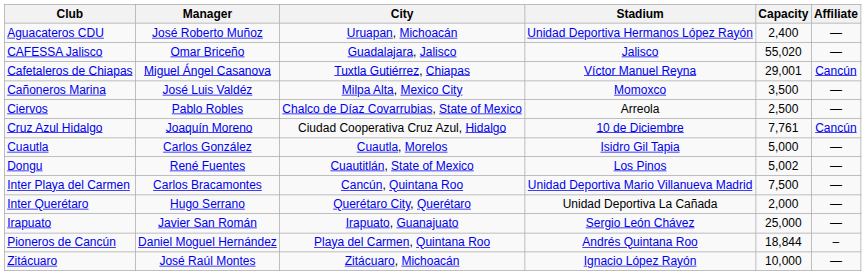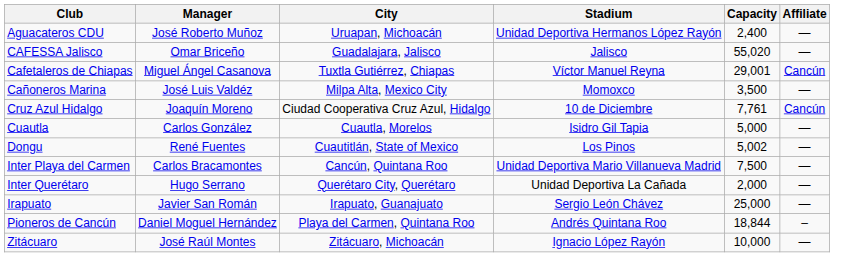- row: (27, 109)
